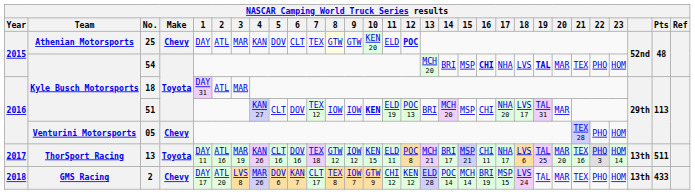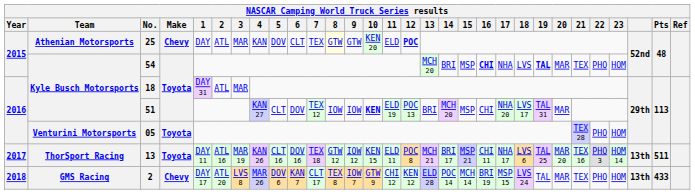(177, 132) Chevy -> (177, 132) Toyota
